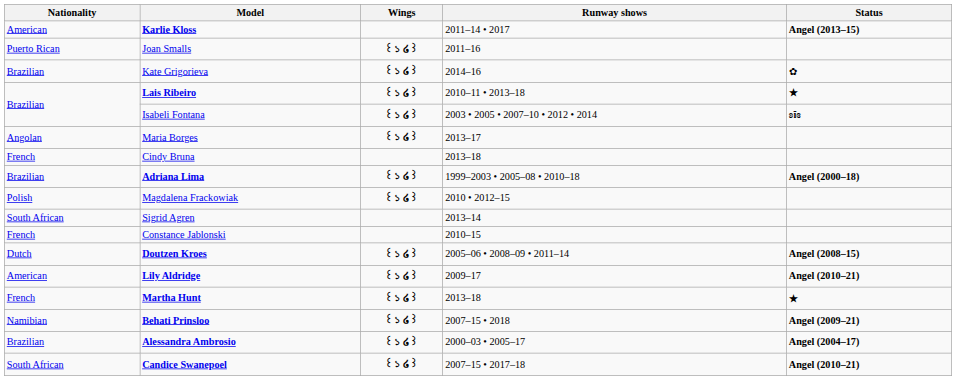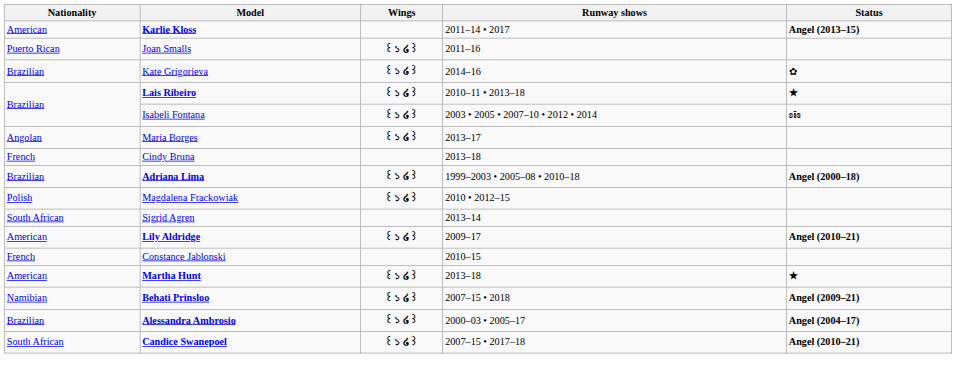rows swapped: (171, 275) <-> (184, 234)
- row: (174, 253)
(21, 297) French -> (27, 275) American
